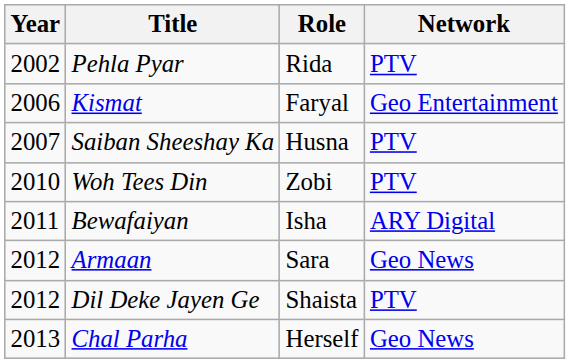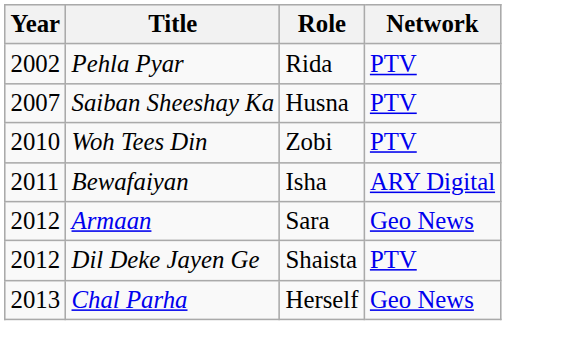- row: (107, 102)
